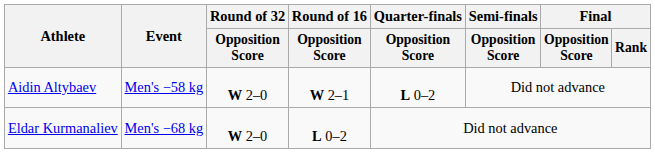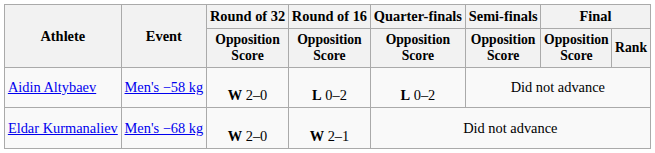(329, 95) W 2–1 -> (329, 95) L 0–2
(329, 136) L 0–2 -> (329, 136) W 2–1
